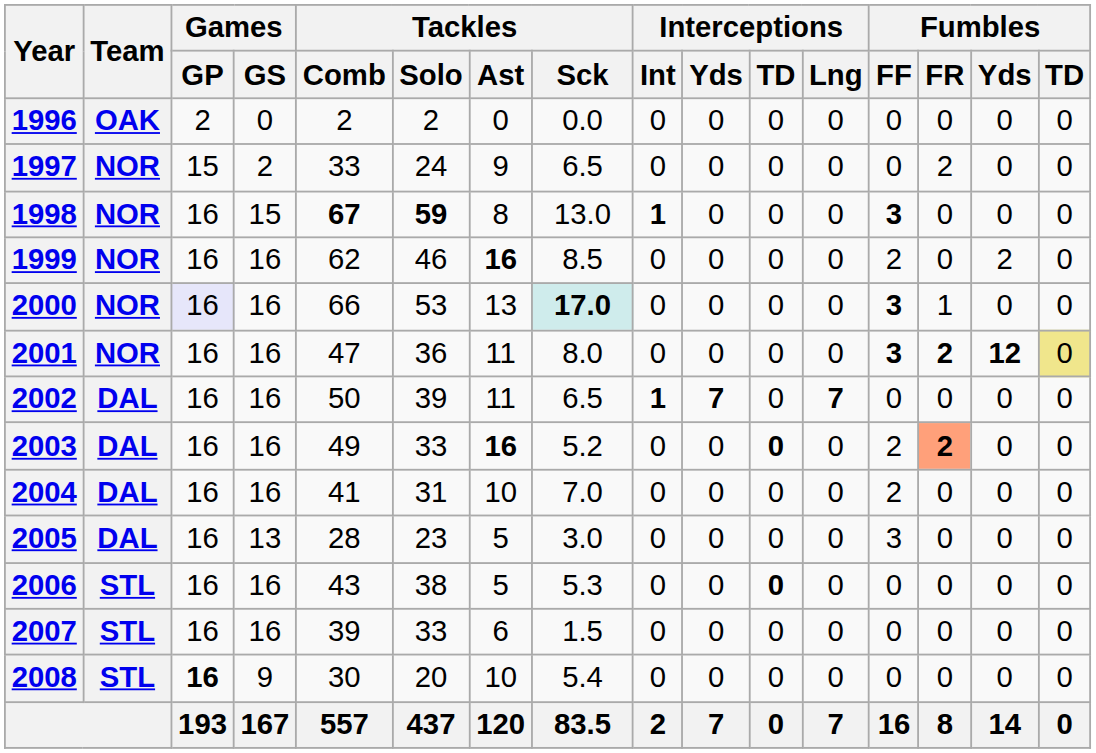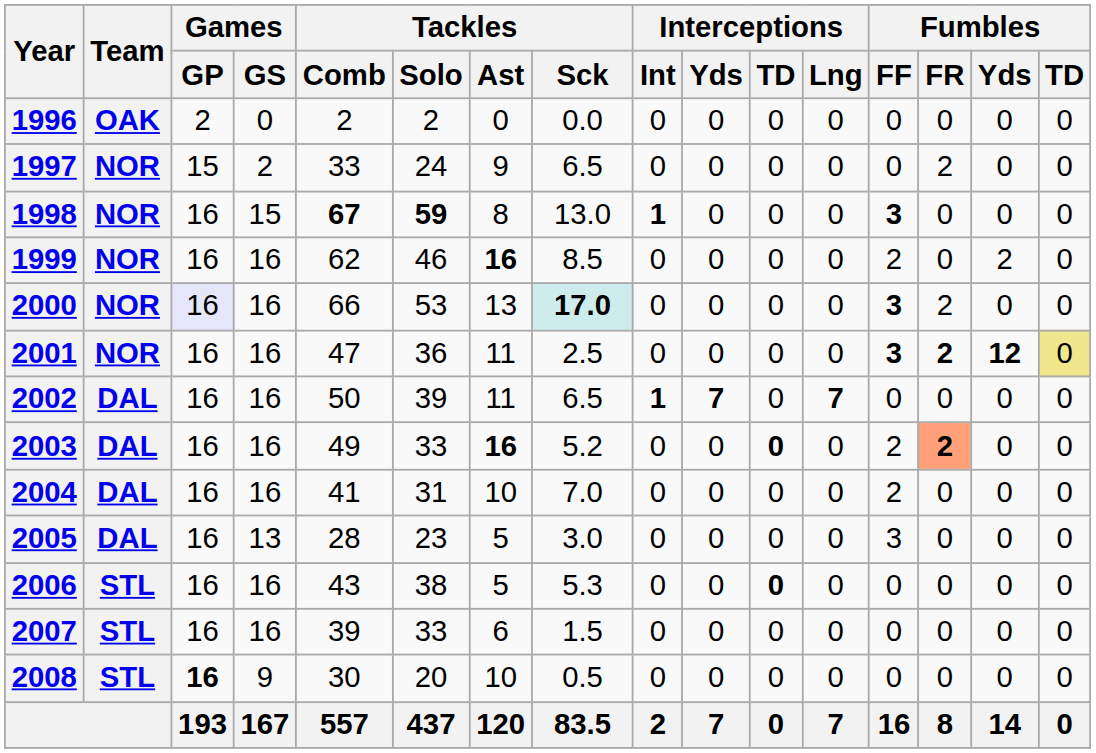(945, 306) 1 -> (945, 306) 2
(583, 352) 8.0 -> (583, 352) 2.5
(583, 677) 5.4 -> (583, 677) 0.5
